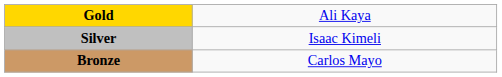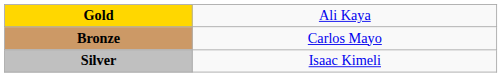rows swapped: (99, 38) <-> (99, 60)
